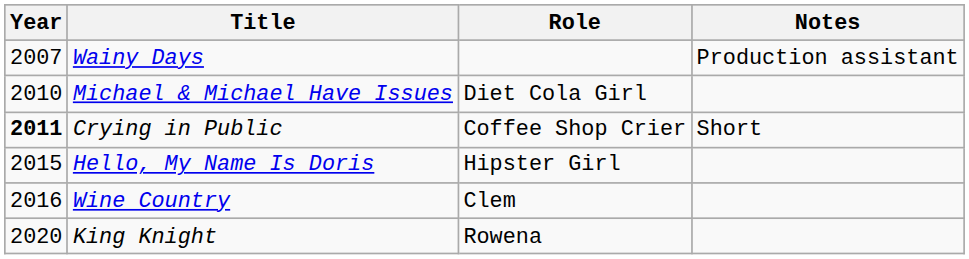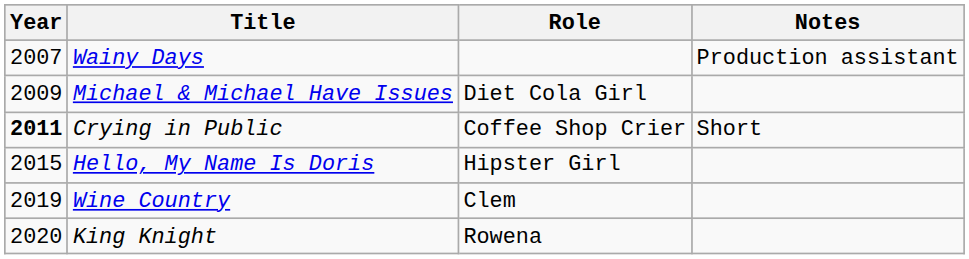(36, 94) 2010 -> (36, 94) 2009
(36, 201) 2016 -> (36, 201) 2019
